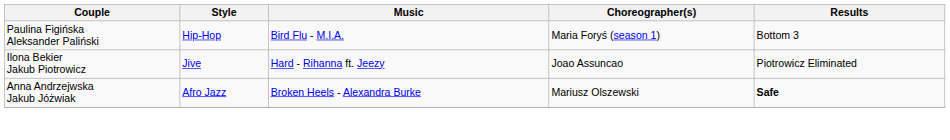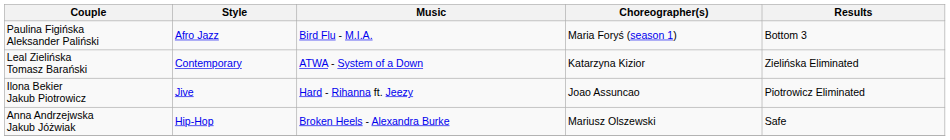(202, 35) Hip-Hop -> (197, 35) Afro Jazz
+ row: (47, 64)
(204, 92) Afro Jazz -> (194, 121) Hip-Hop
(768, 92) bold -> (776, 121) normal
